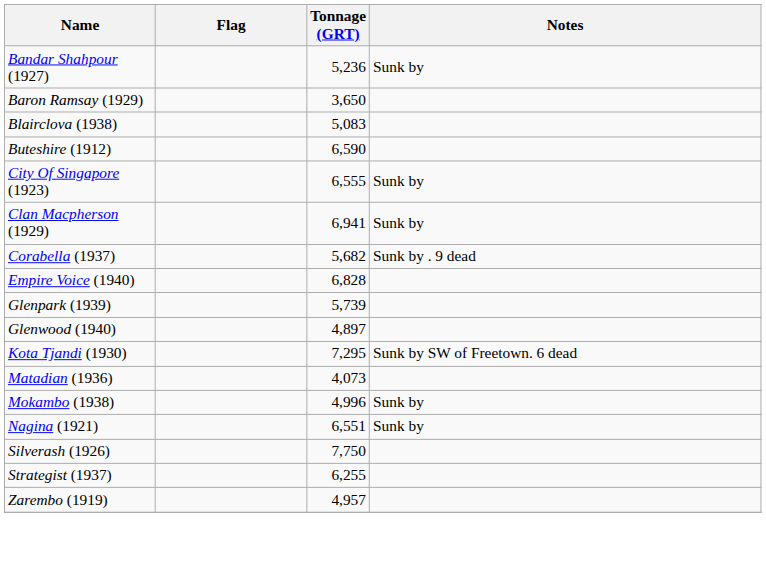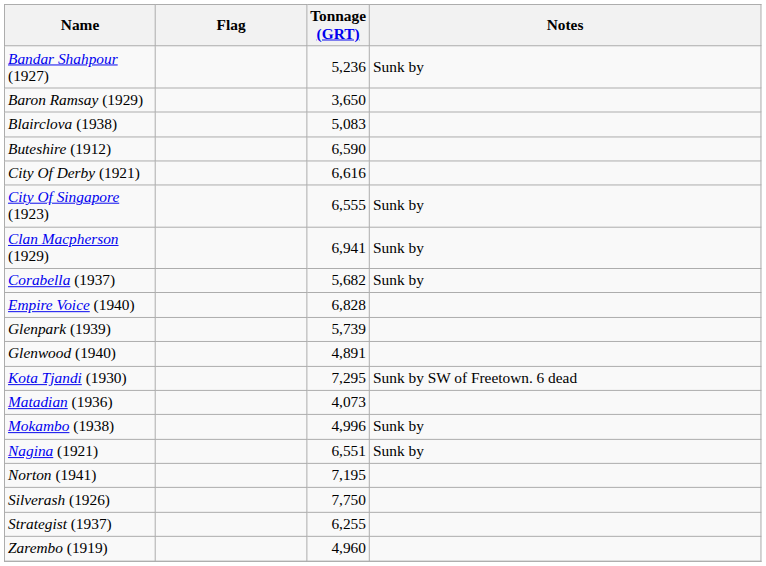+ row: (74, 173)
(424, 256) Sunk by . 9 dead -> (398, 280) Sunk by
(349, 329) 4,897 -> (349, 353) 4,891
+ row: (52, 475)
(349, 499) 4,957 -> (349, 548) 4,960
